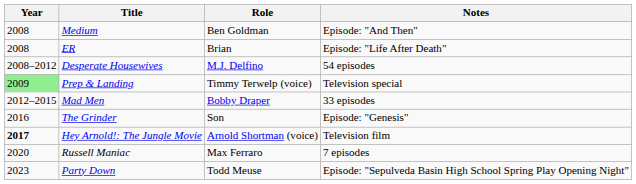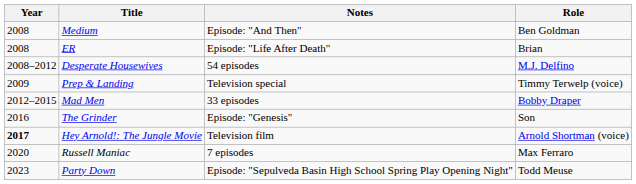columns swapped: (262, 13) <-> (476, 13)
(18, 83) lightgreen background -> (18, 83) no background
